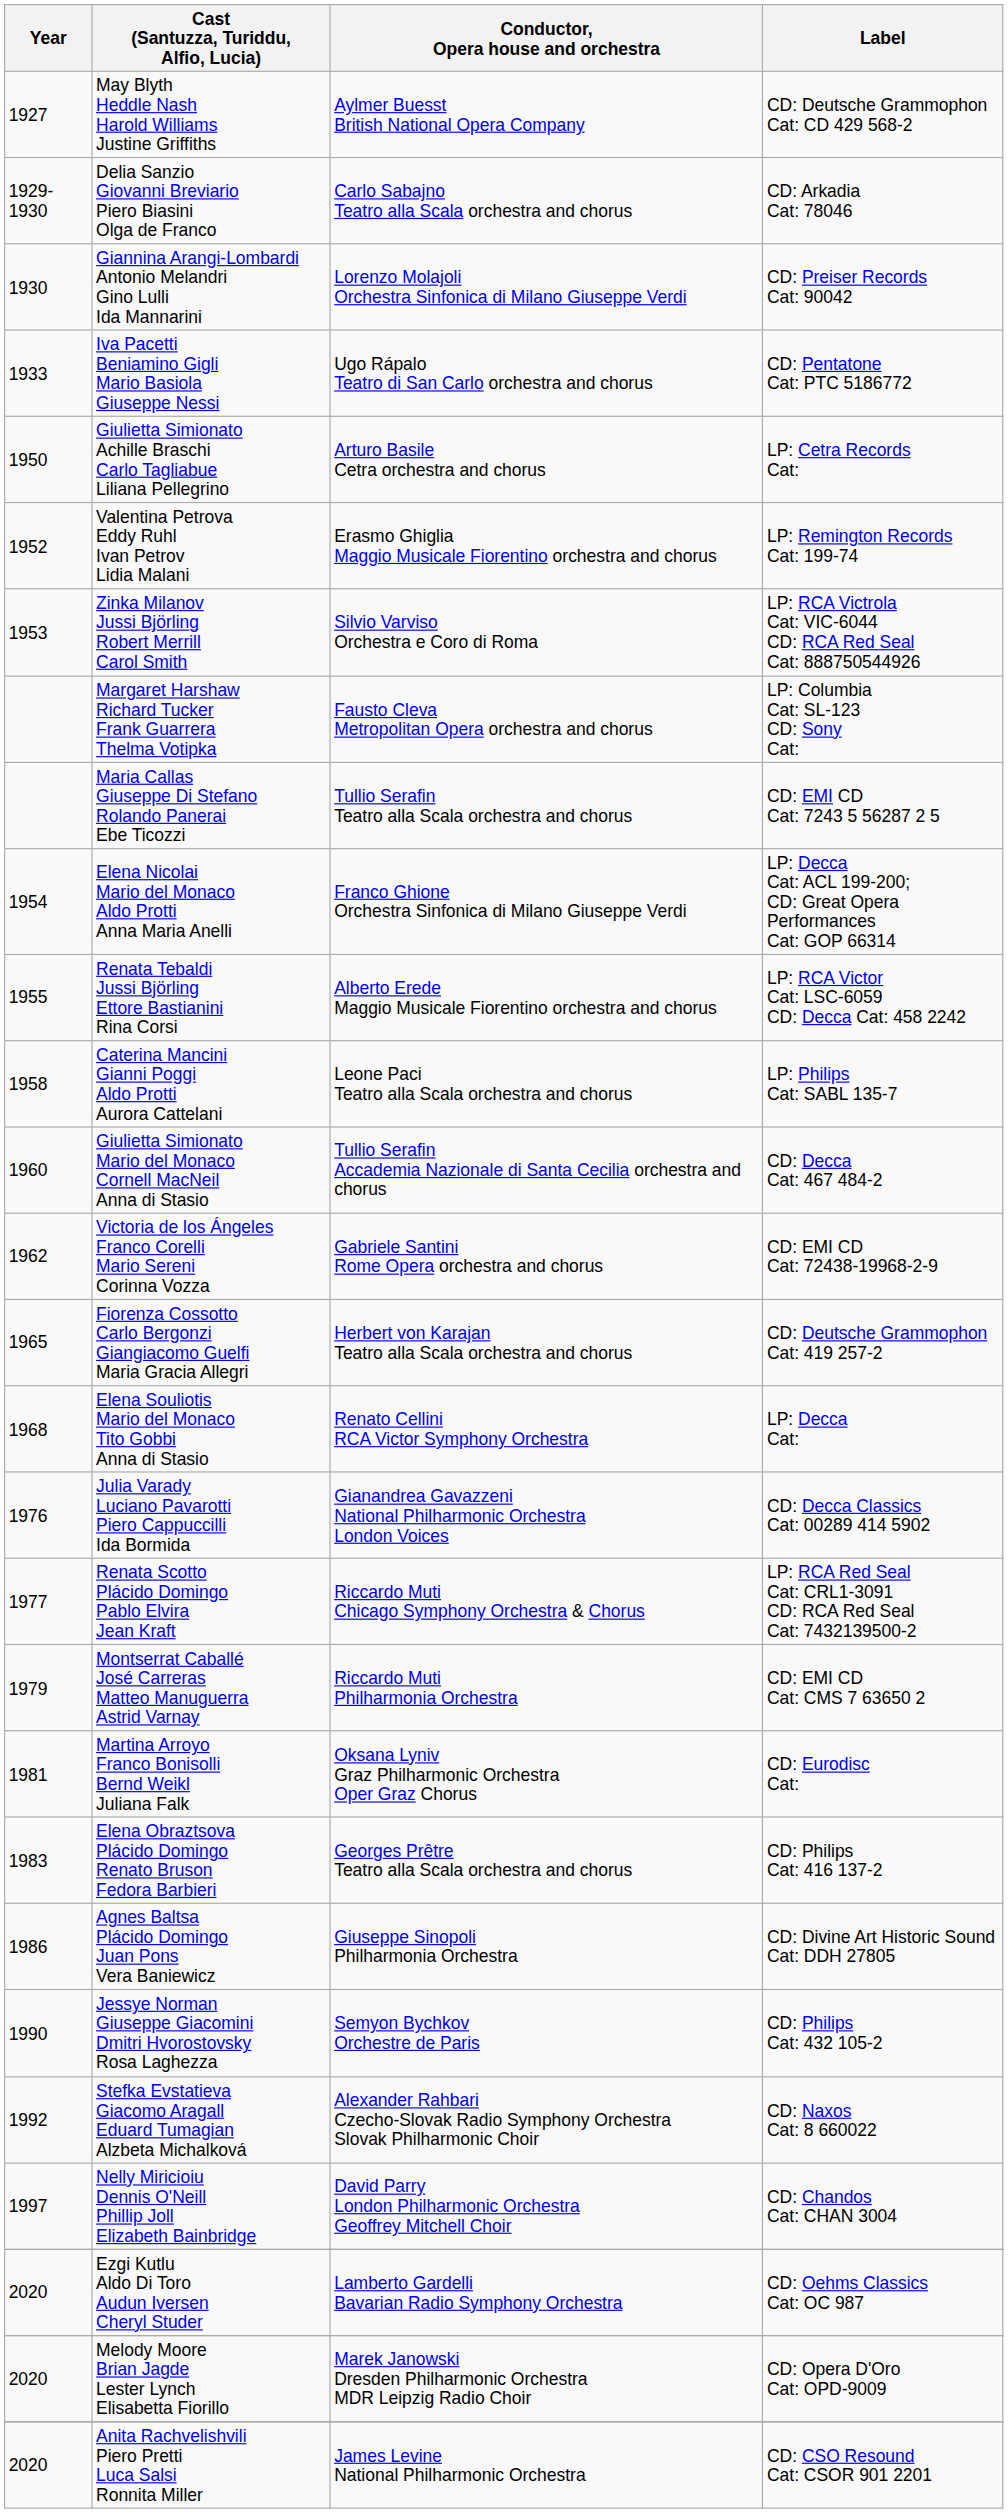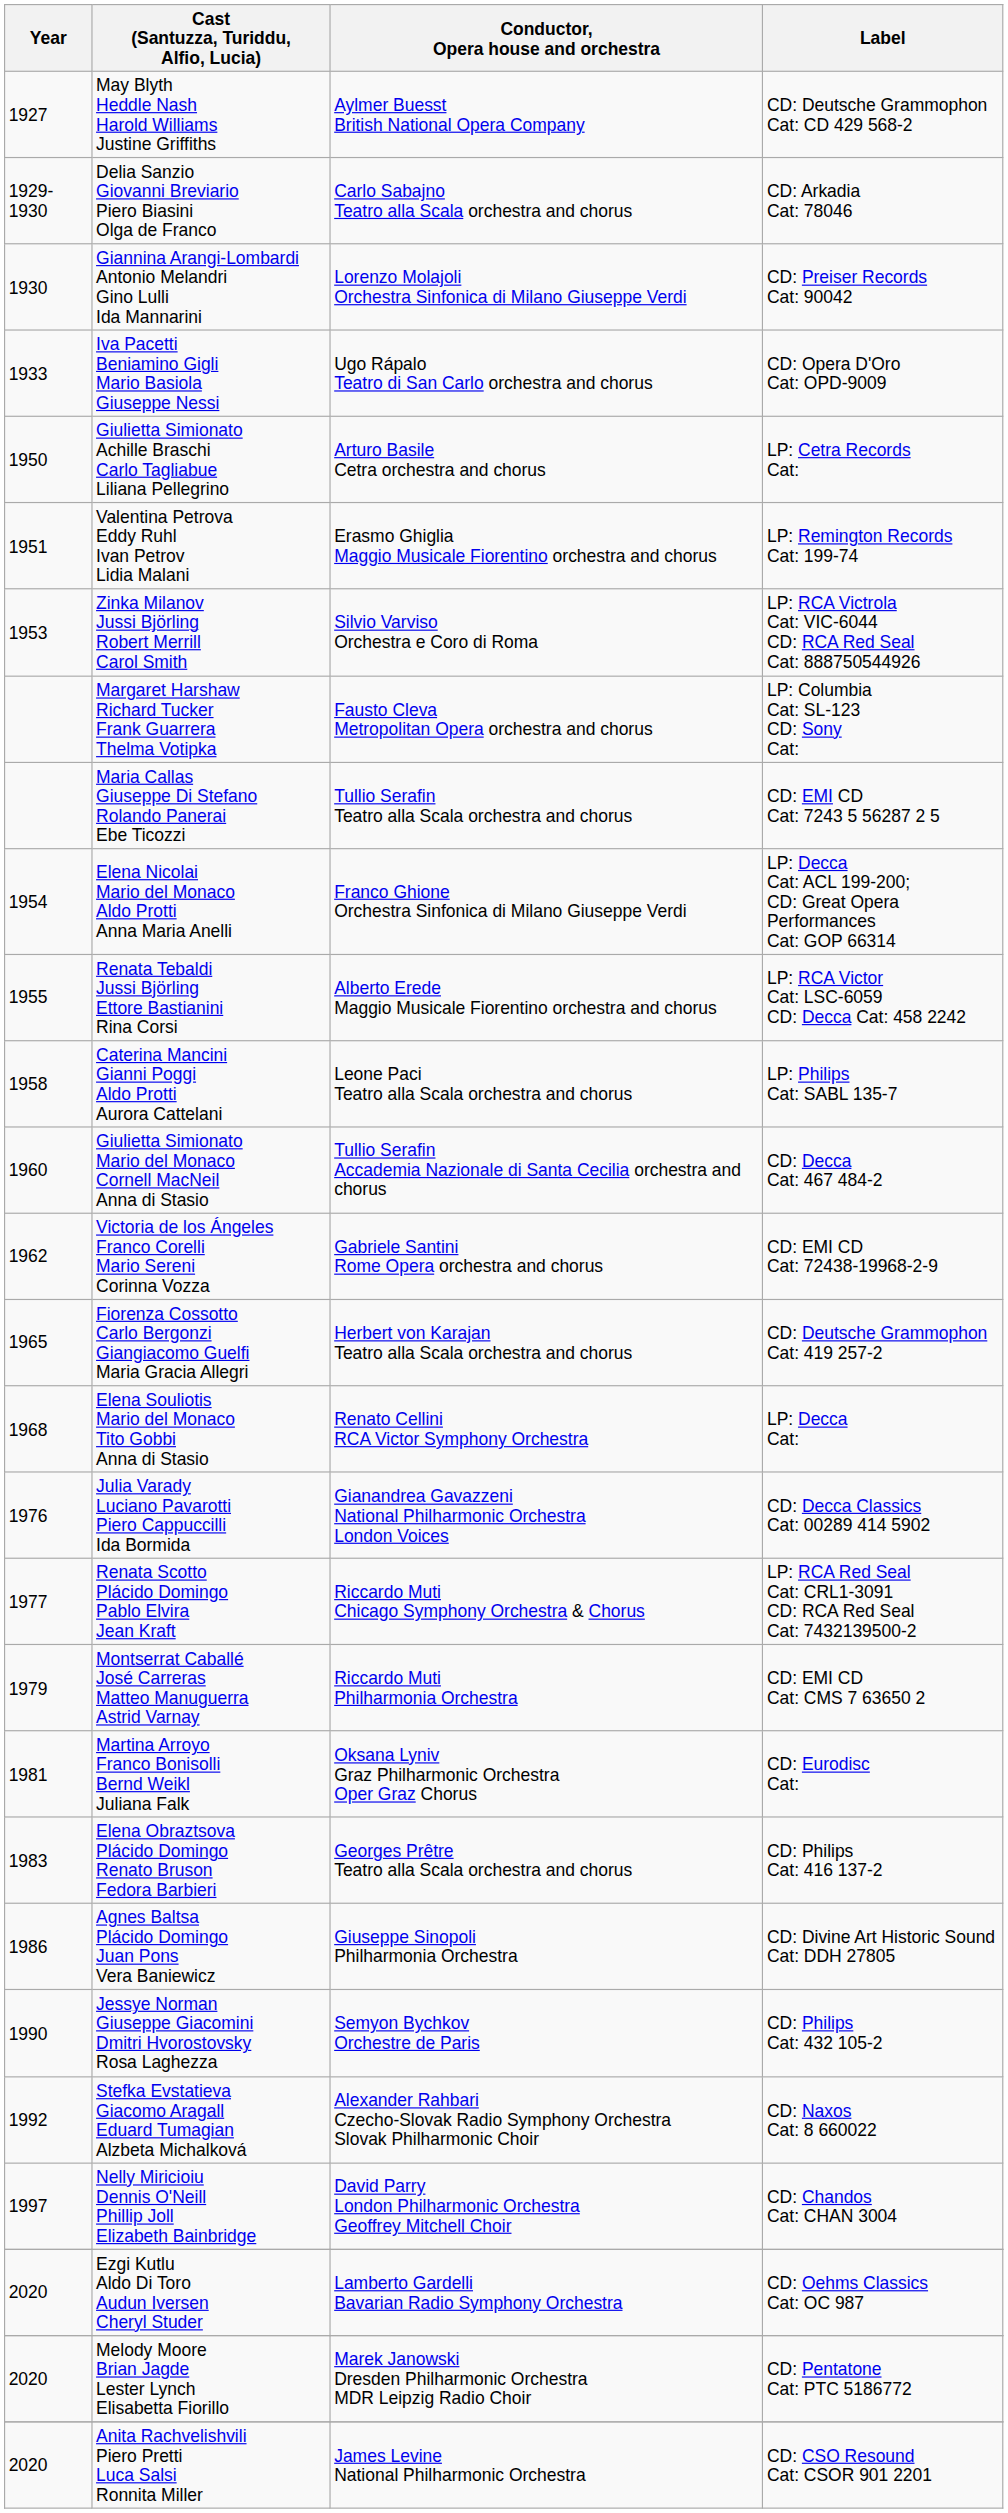(839, 374) CD: Pentatone Cat: PTC 5186772 -> (834, 374) CD: Opera D'Oro Cat: OPD-9009
(28, 546) 1952 -> (28, 546) 1951
(834, 2379) CD: Opera D'Oro Cat: OPD-9009 -> (839, 2379) CD: Pentatone Cat: PTC 5186772
